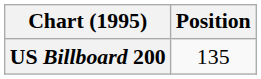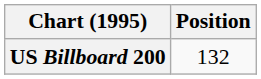(213, 56) 135 -> (213, 56) 132
